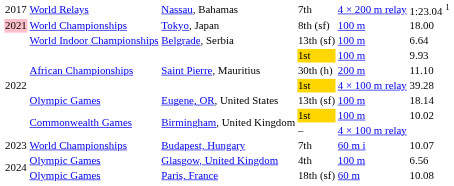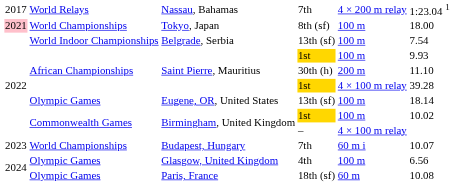(419, 41) 6.64 -> (419, 41) 7.54
